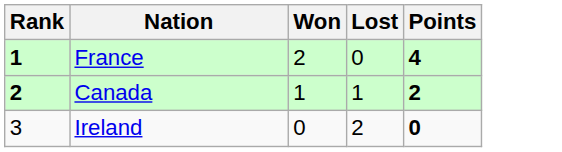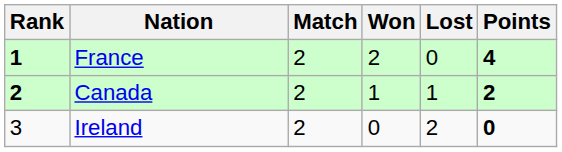+ column: (325, 22)
